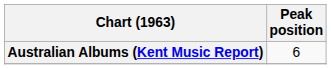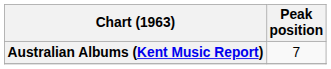(296, 52) 6 -> (296, 52) 7
